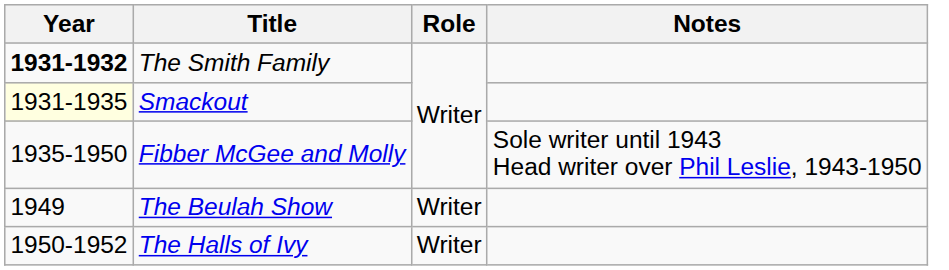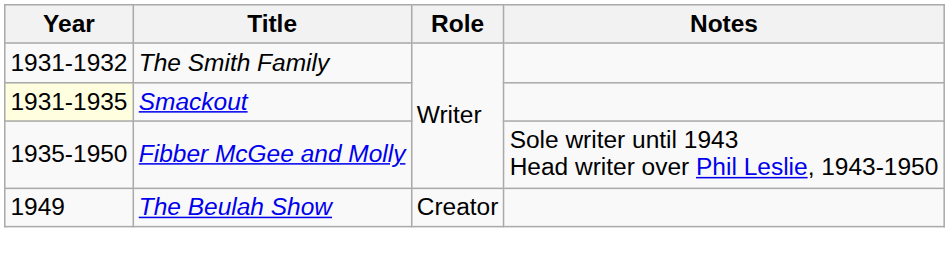(69, 62) bold -> (69, 62) normal
(449, 206) Writer -> (458, 206) Creator
- row: (223, 245)
